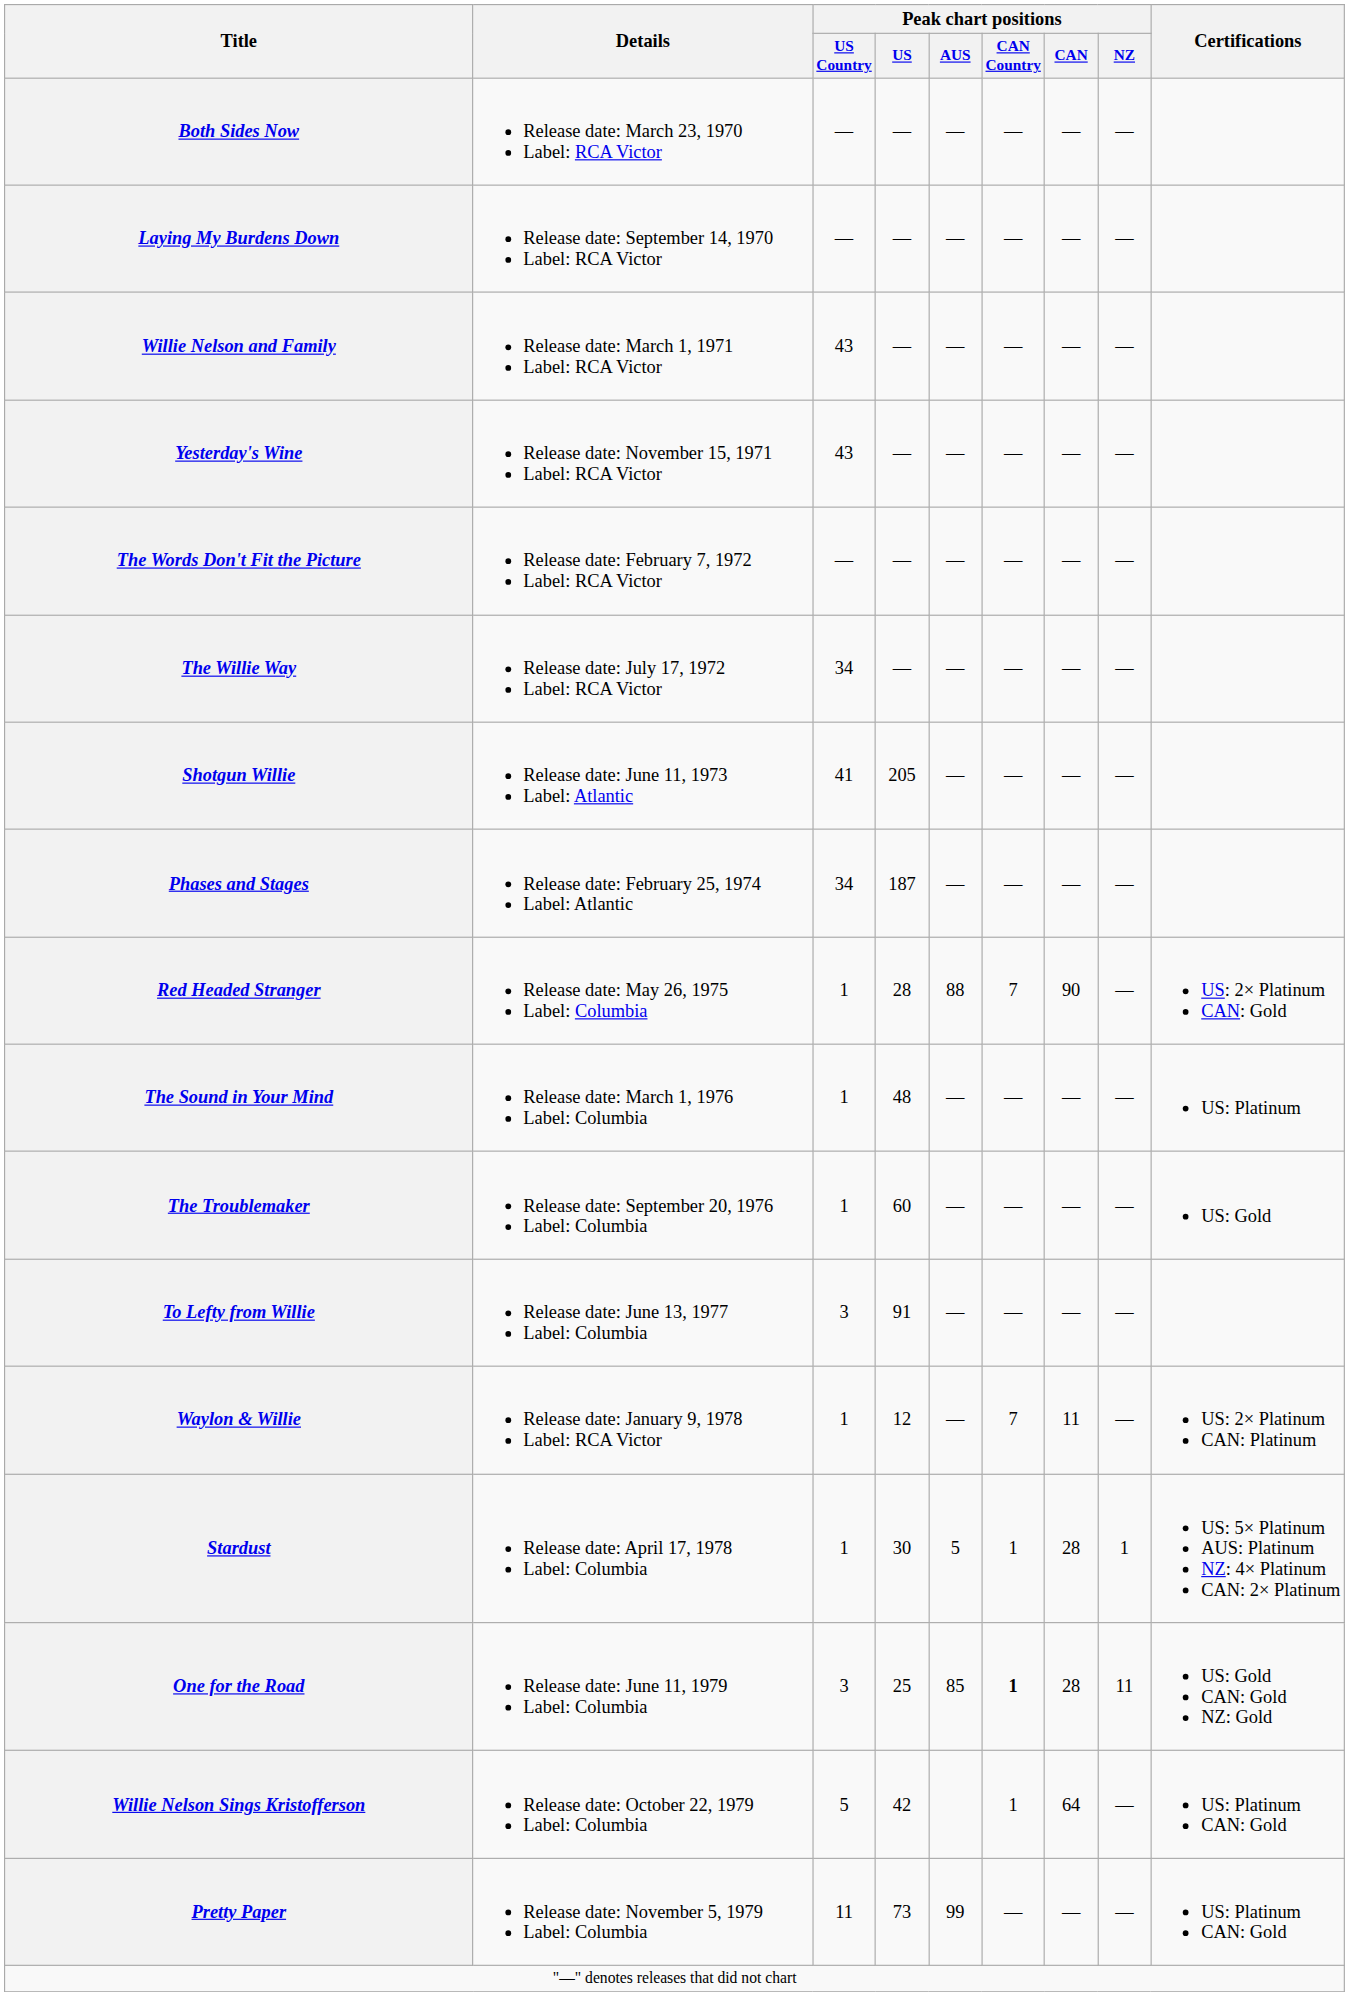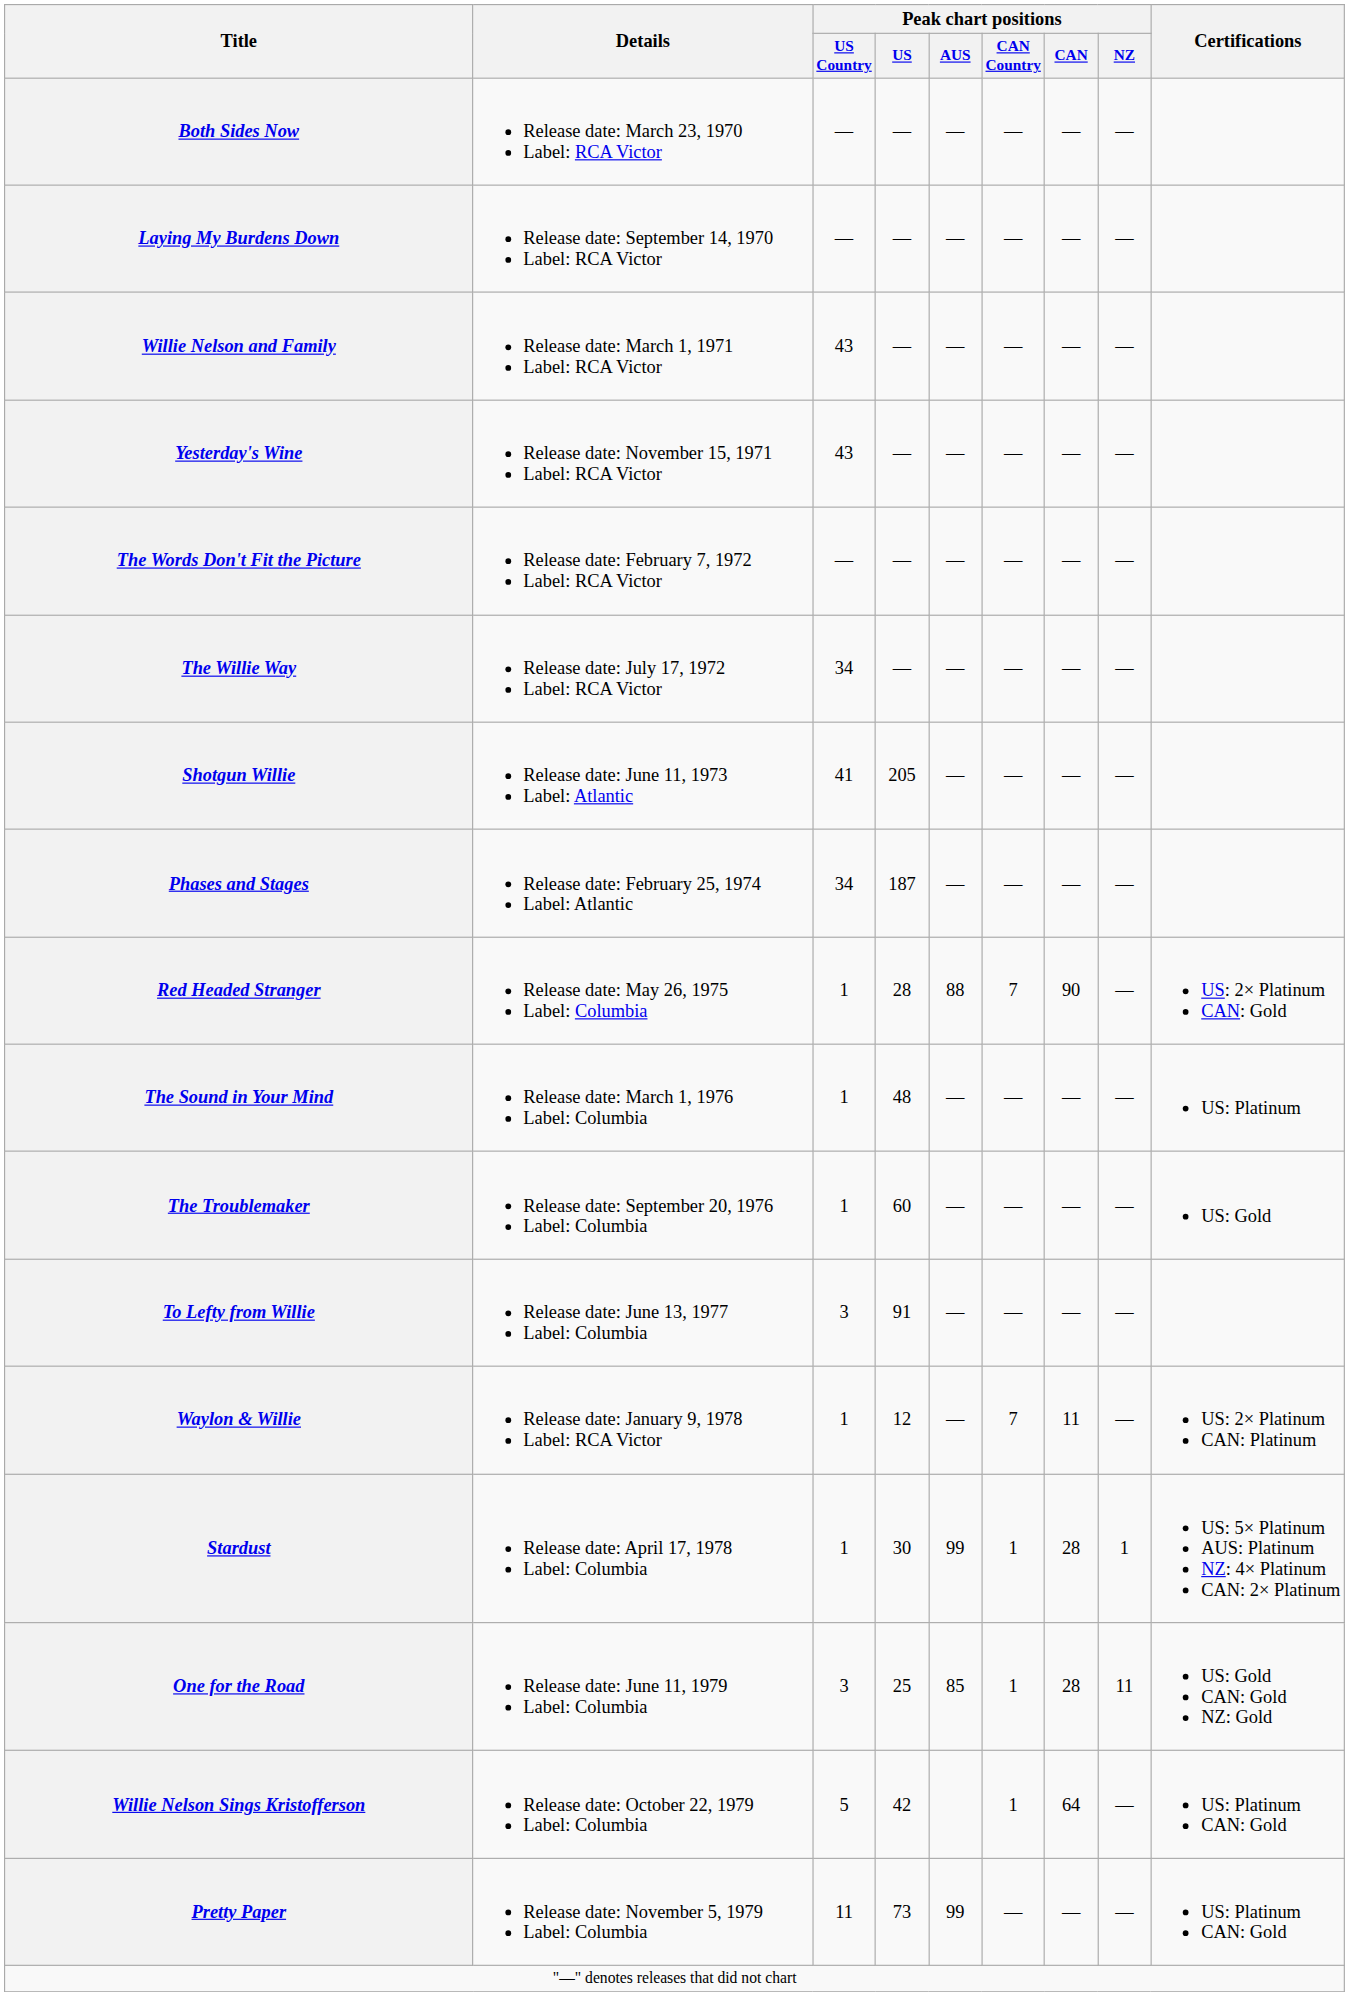(955, 1548) 5 -> (955, 1548) 99
(1013, 1686) bold -> (1013, 1686) normal
